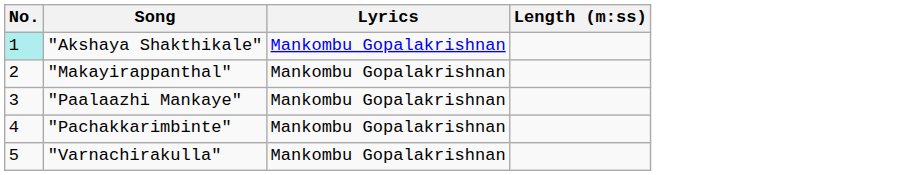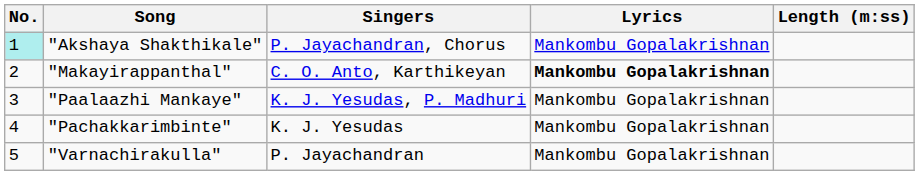+ column: (398, 19)
(388, 74) normal -> (652, 74) bold
